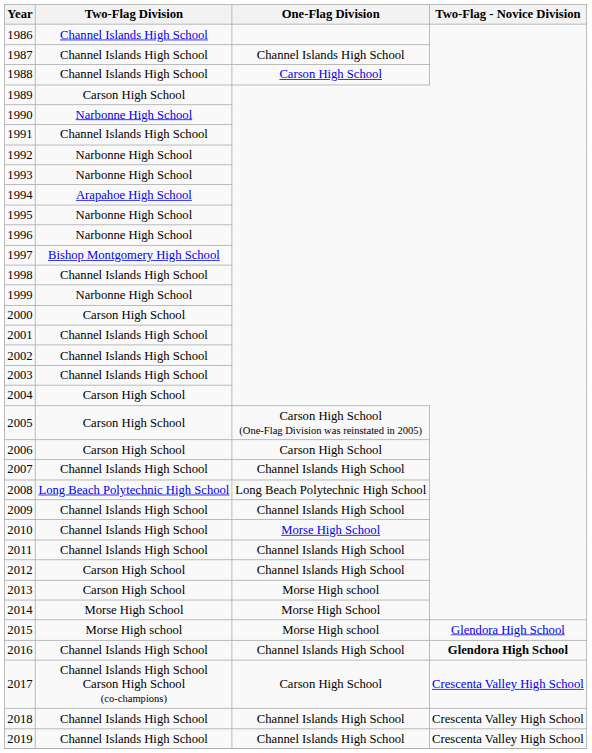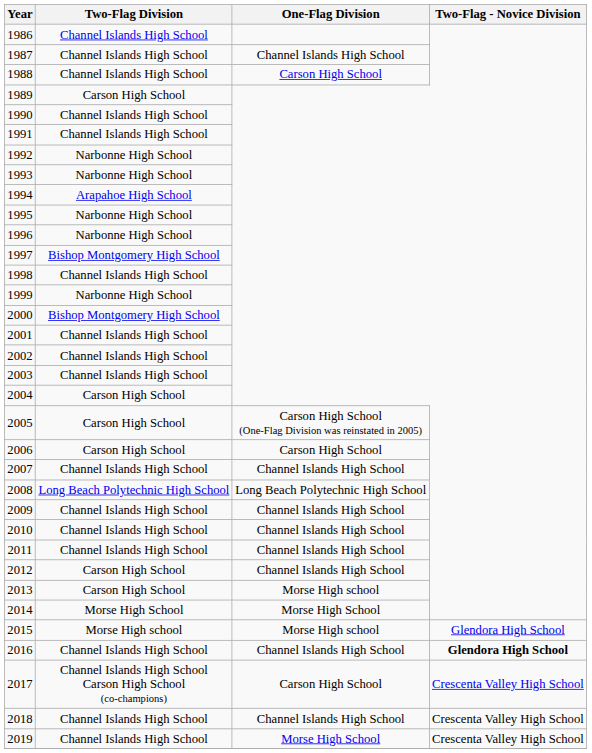(134, 114) Narbonne High School -> (134, 114) Channel Islands High School
(134, 315) Carson High School -> (134, 315) Bishop Montgomery High School
(331, 529) Morse High School -> (331, 529) Channel Islands High School
(331, 738) Channel Islands High School -> (331, 738) Morse High School
